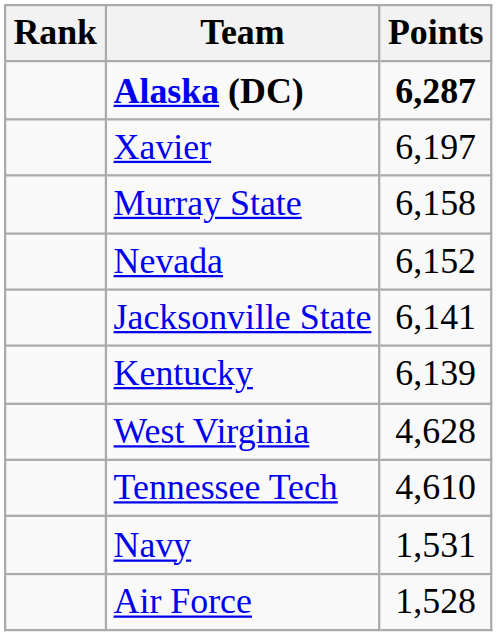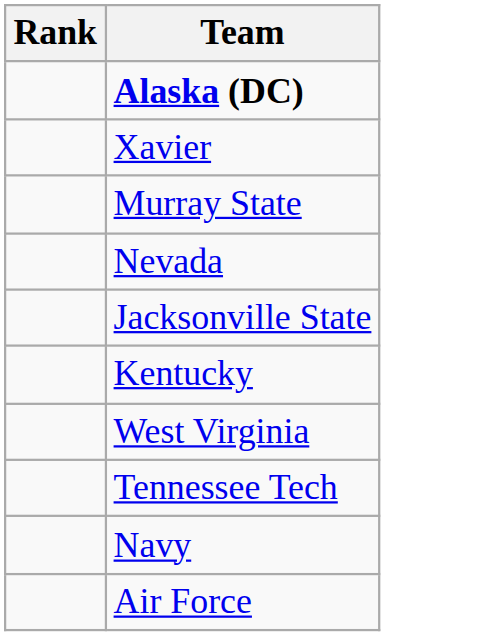- column: (436, 32)
